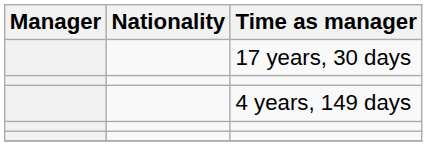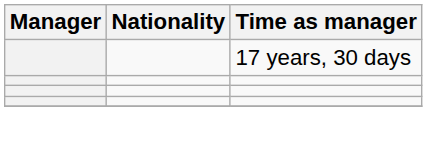- row: (56, 103)
